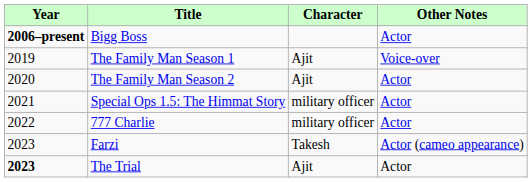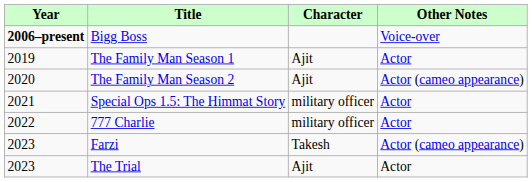(396, 36) Actor -> (410, 36) Voice-over
(410, 58) Voice-over -> (396, 58) Actor
(396, 79) Actor -> (452, 79) Actor (cameo appearance)
(21, 166) bold -> (21, 166) normal
